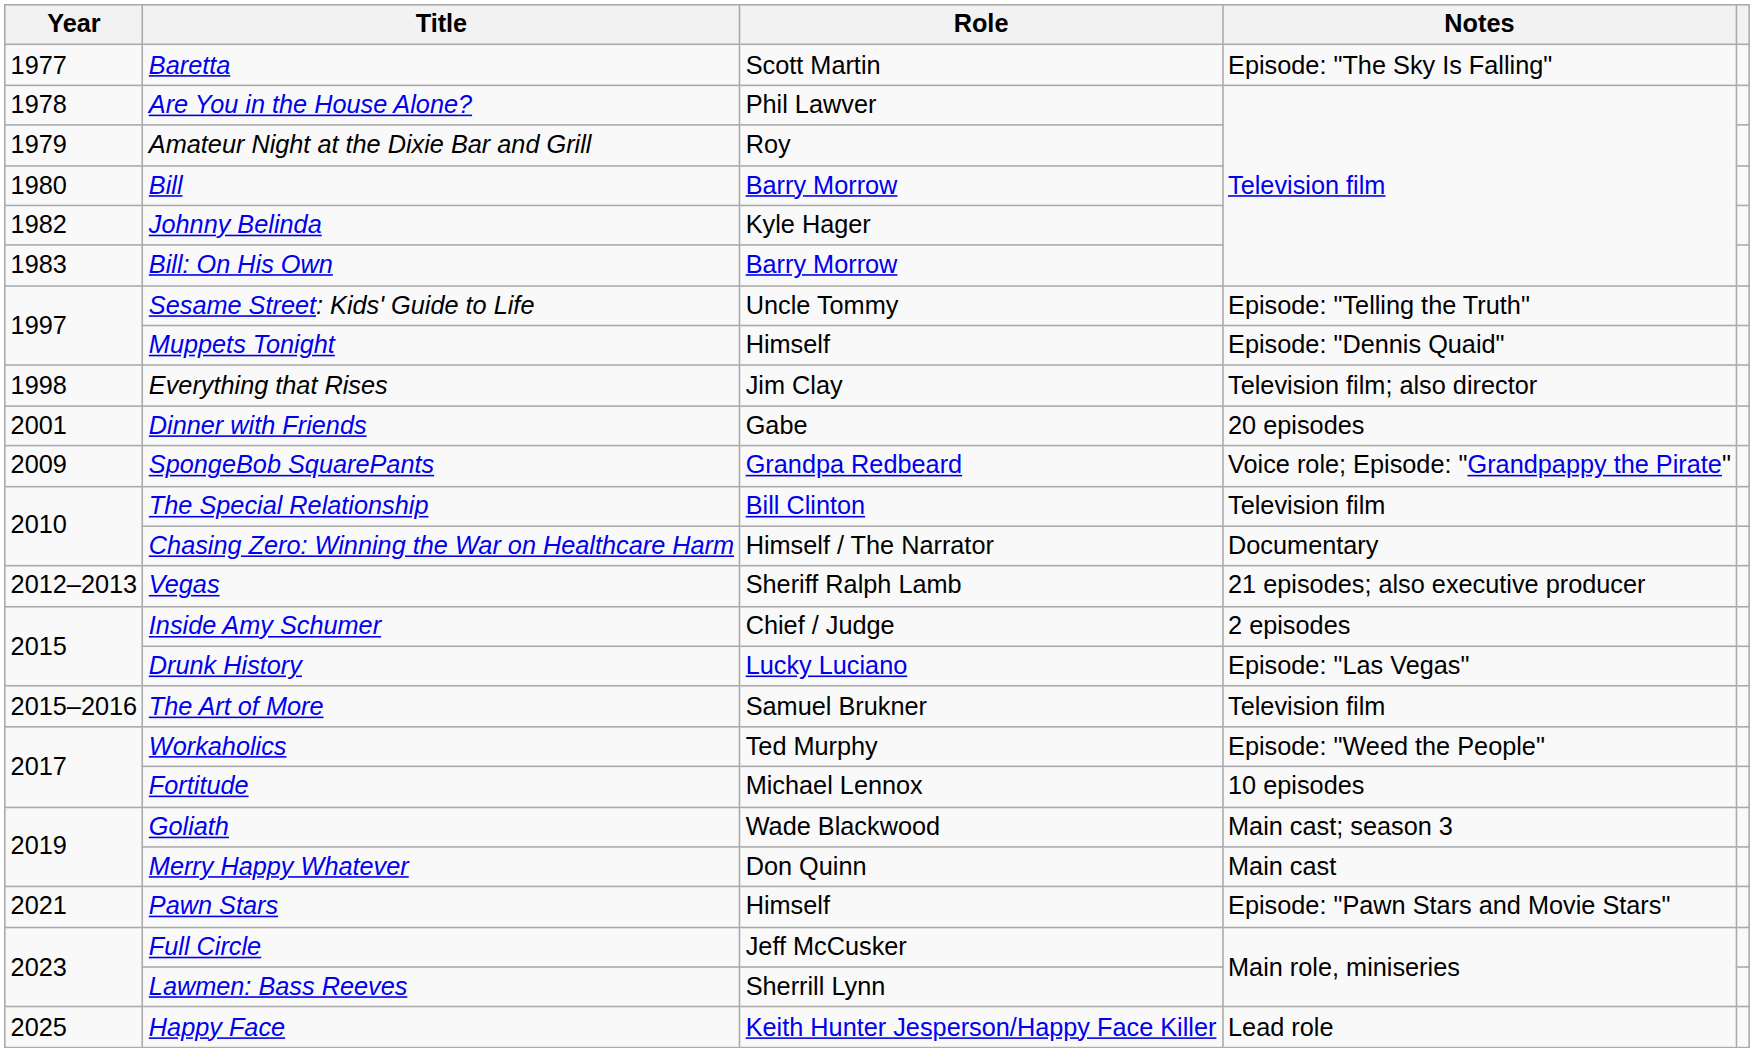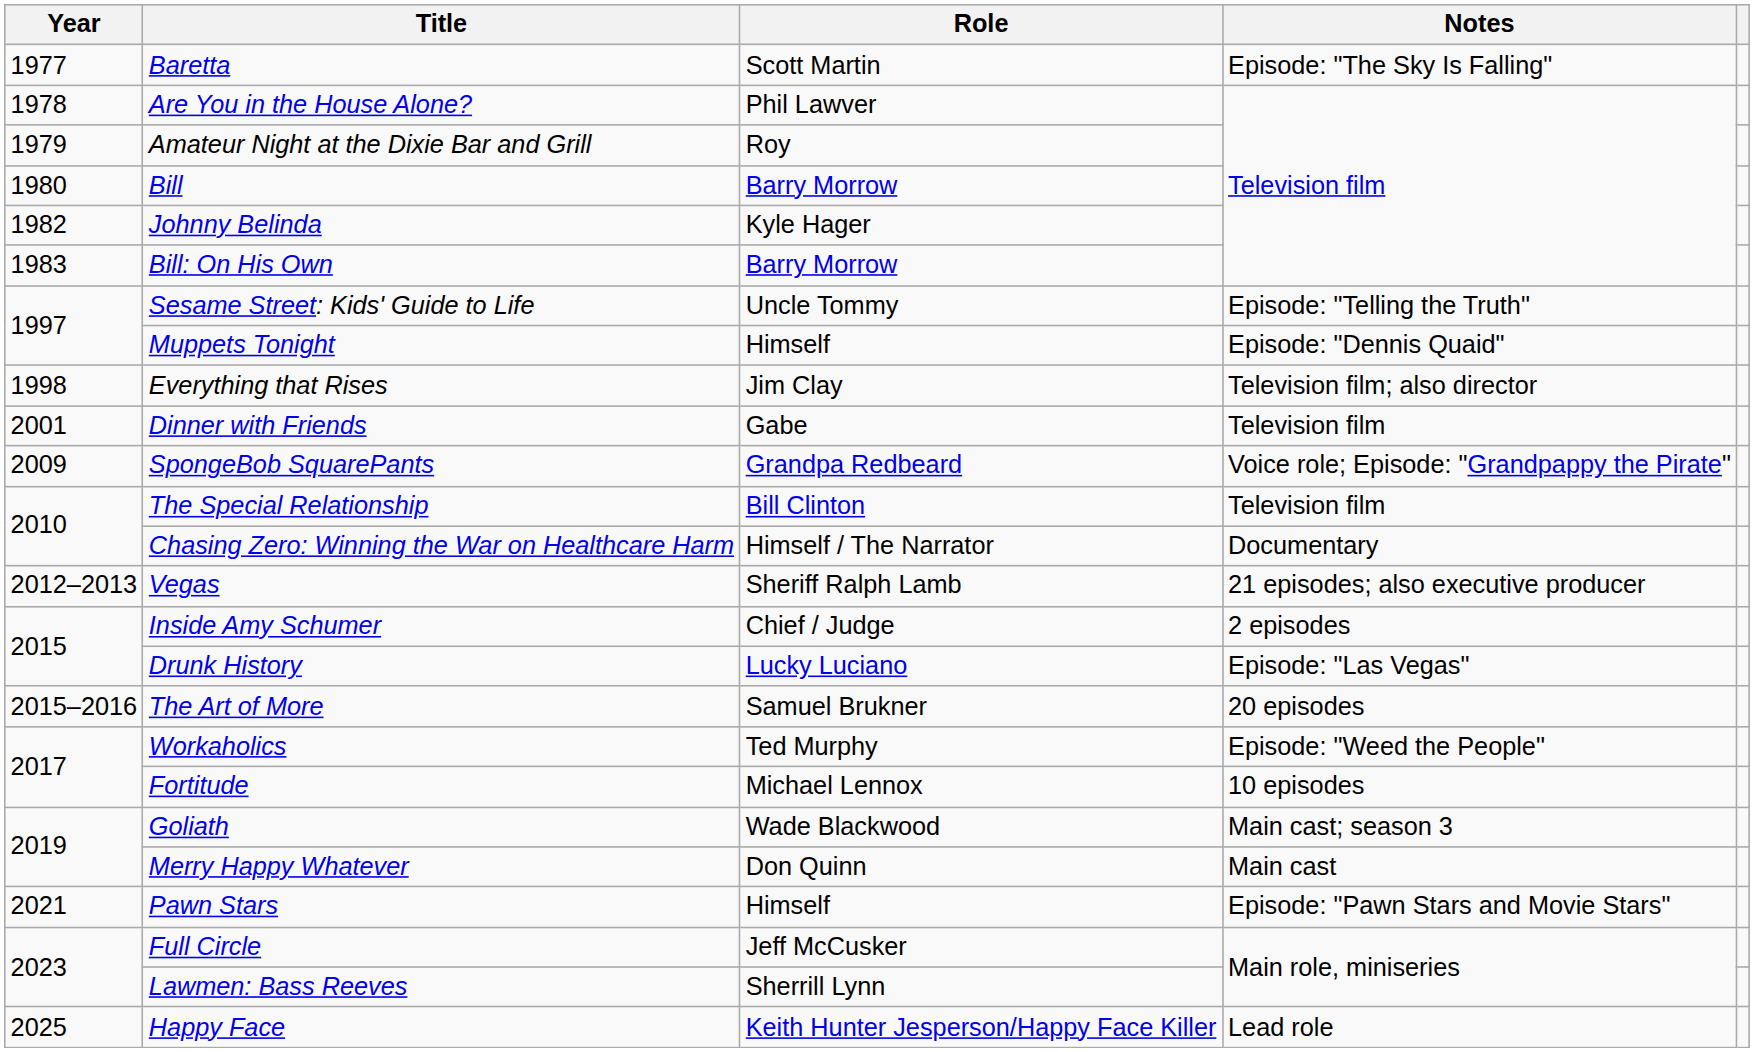(1296, 425) 20 episodes -> (1307, 425) Television film
(1307, 706) Television film -> (1296, 706) 20 episodes
